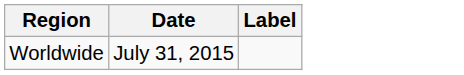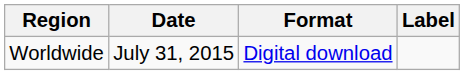+ column: (318, 20)
